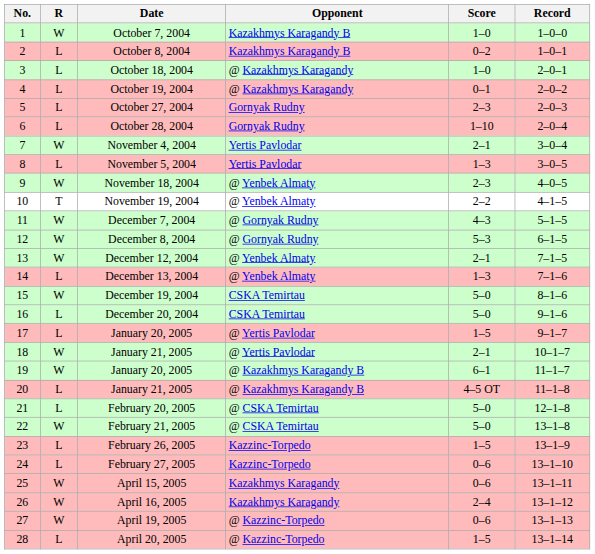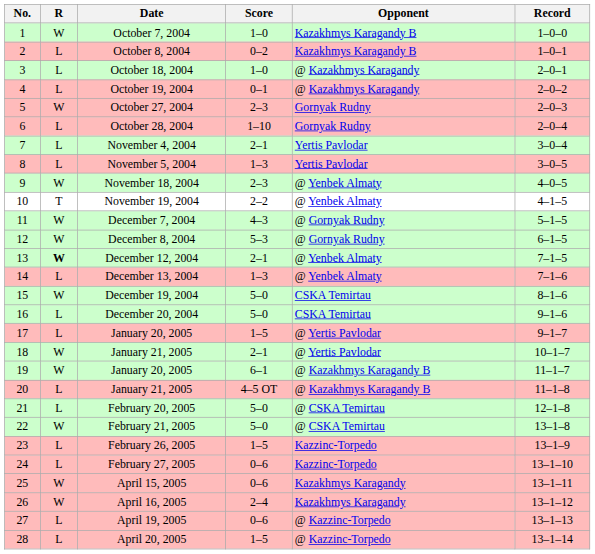columns swapped: (482, 13) <-> (337, 13)
(59, 107) L -> (59, 107) W
(59, 145) W -> (59, 145) L
(59, 257) normal -> (59, 257) bold
(59, 520) W -> (59, 520) L
